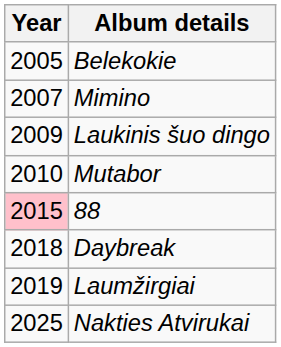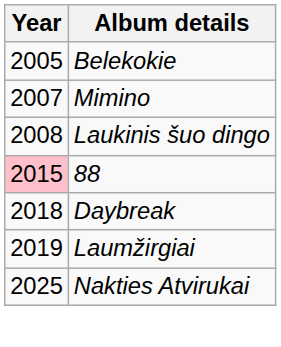(37, 135) 2009 -> (37, 135) 2008
- row: (117, 173)
